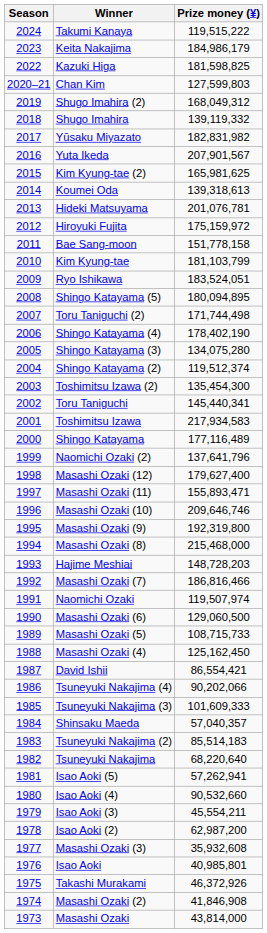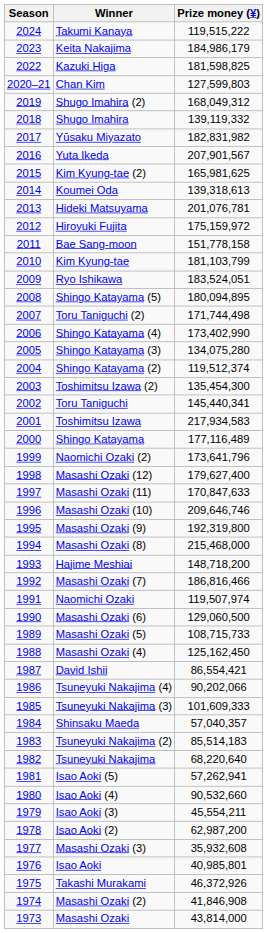(219, 333) 178,402,190 -> (219, 333) 173,402,990
(219, 457) 137,641,796 -> (219, 457) 173,641,796
(219, 492) 155,893,471 -> (219, 492) 170,847,633
(219, 564) 148,728,203 -> (219, 564) 148,718,200
